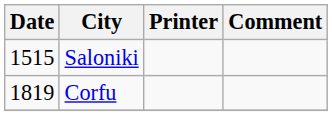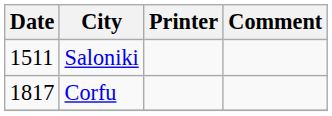(32, 57) 1515 -> (32, 57) 1511
(32, 92) 1819 -> (32, 92) 1817
